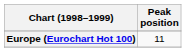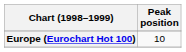(159, 39) 11 -> (159, 39) 10
